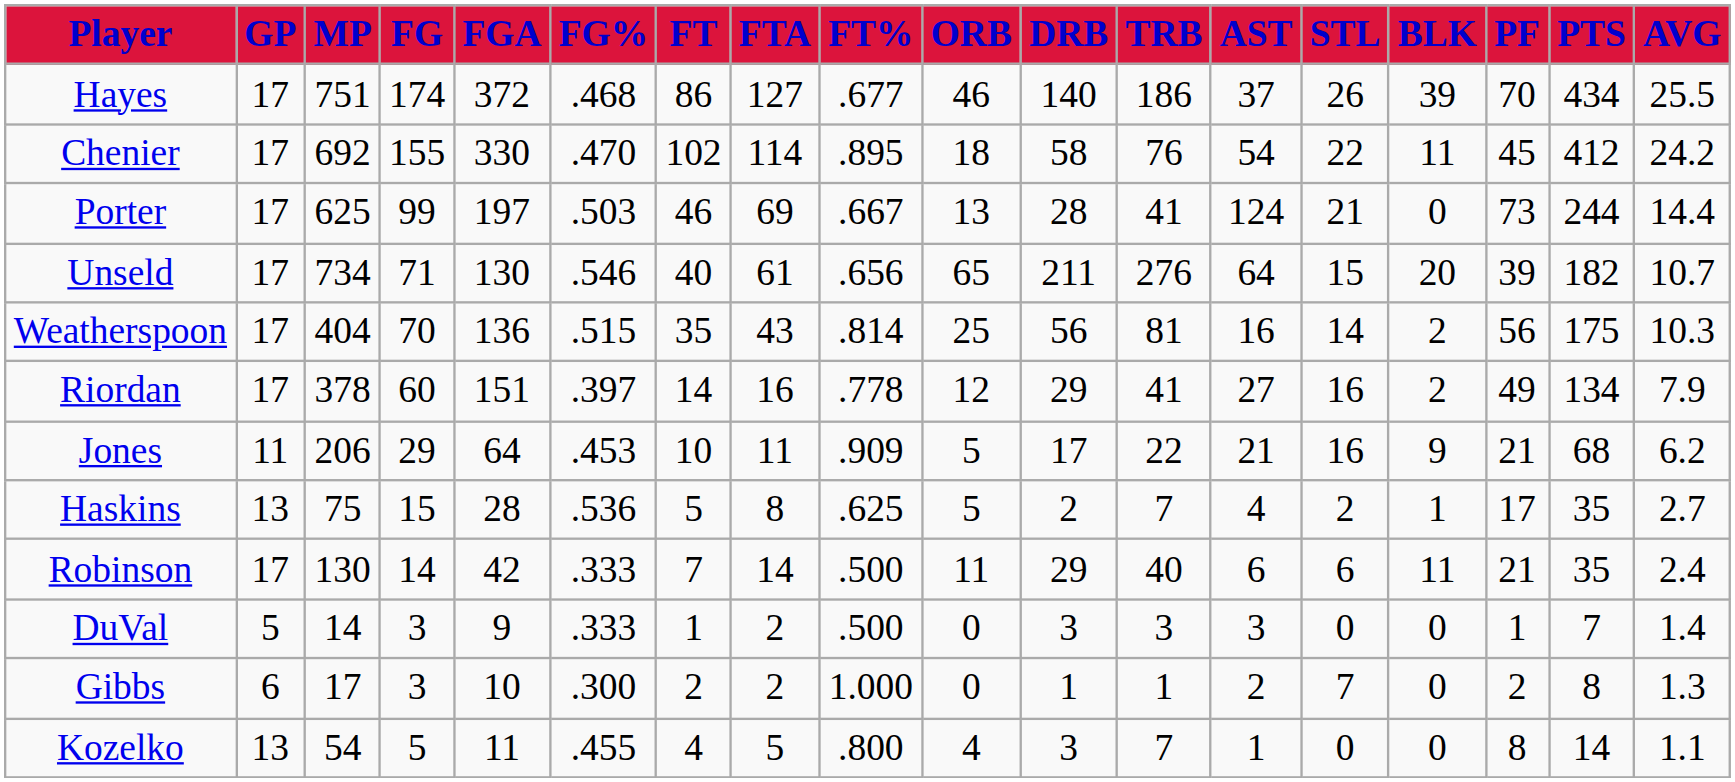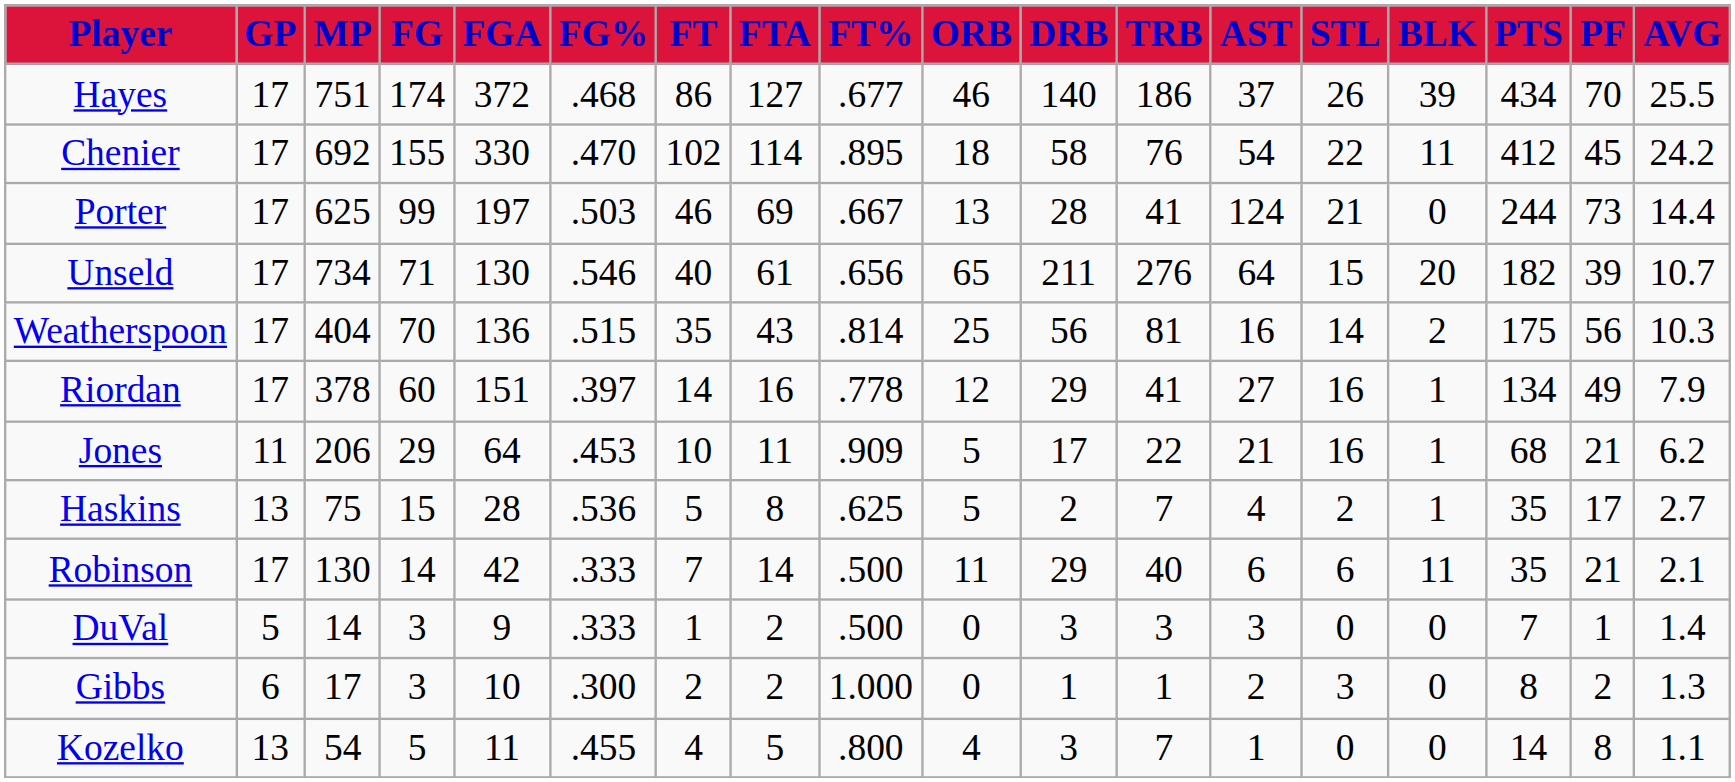columns swapped: (1517, 34) <-> (1592, 34)
(1437, 390) 2 -> (1437, 390) 1
(1437, 449) 9 -> (1437, 449) 1
(1682, 568) 2.4 -> (1682, 568) 2.1
(1345, 687) 7 -> (1345, 687) 3
